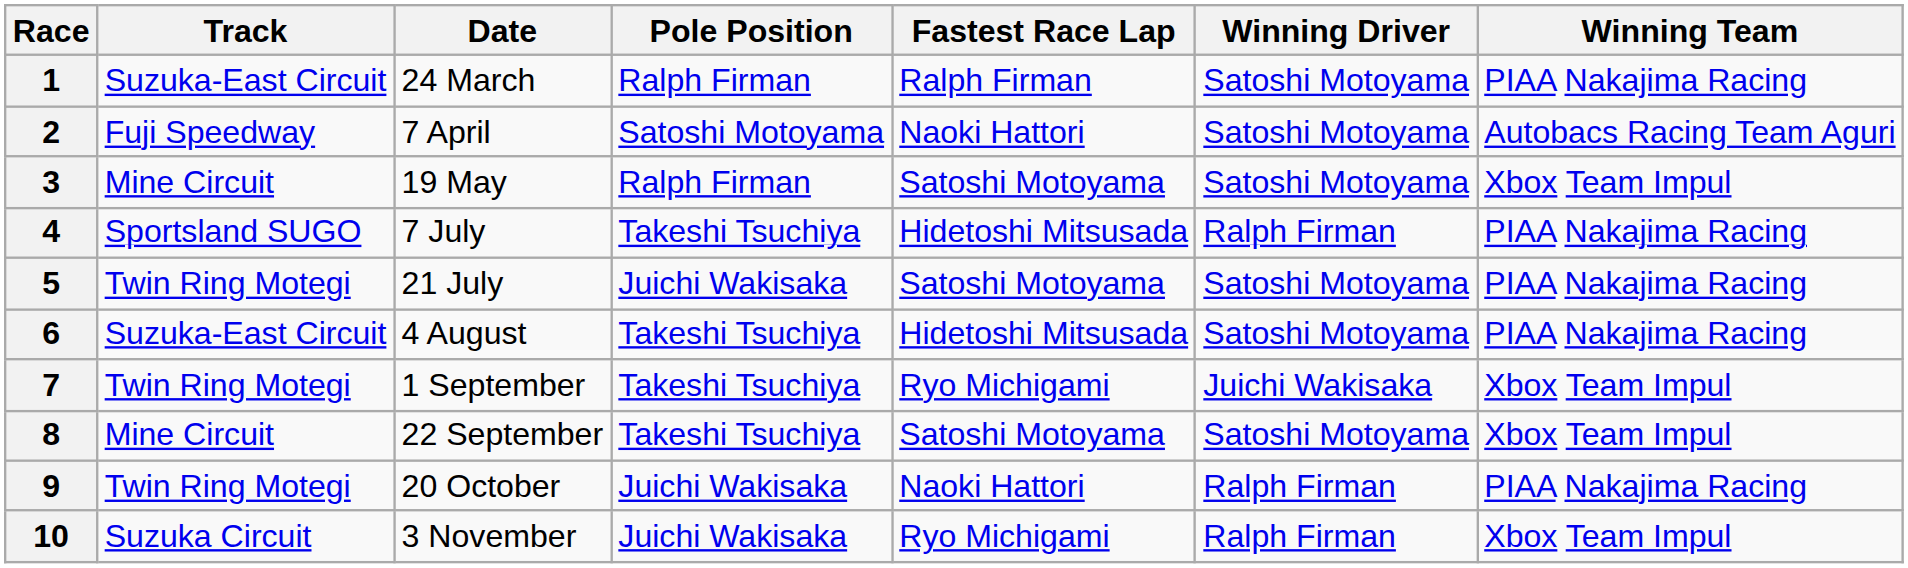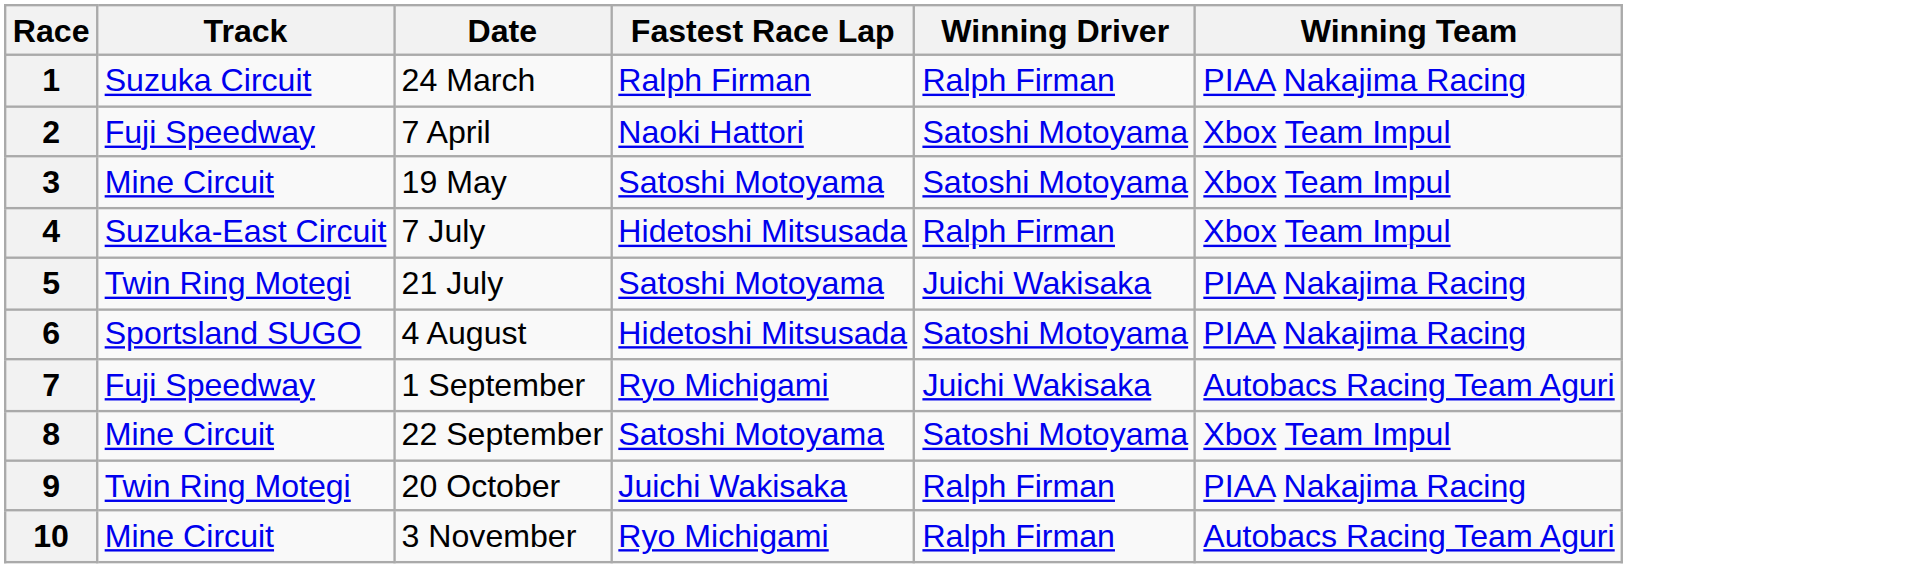- column: (751, 30)
(246, 81) Suzuka-East Circuit -> (208, 81) Suzuka Circuit
(1336, 81) Satoshi Motoyama -> (1019, 81) Ralph Firman
(1690, 131) Autobacs Racing Team Aguri -> (1327, 131) Xbox Team Impul
(233, 232) Sportsland SUGO -> (246, 232) Suzuka-East Circuit
(1646, 232) PIAA Nakajima Racing -> (1327, 232) Xbox Team Impul
(1336, 283) Satoshi Motoyama -> (1037, 283) Juichi Wakisaka
(246, 334) Suzuka-East Circuit -> (233, 334) Sportsland SUGO
(228, 384) Twin Ring Motegi -> (210, 384) Fuji Speedway
(1608, 384) Xbox Team Impul -> (1409, 384) Autobacs Racing Team Aguri
(992, 485) Naoki Hattori -> (733, 485) Juichi Wakisaka
(208, 536) Suzuka Circuit -> (189, 536) Mine Circuit
(1608, 536) Xbox Team Impul -> (1409, 536) Autobacs Racing Team Aguri
